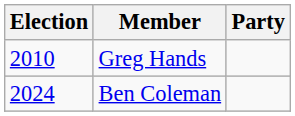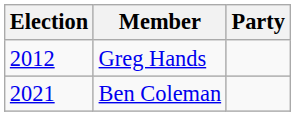(32, 57) 2010 -> (32, 57) 2012
(32, 93) 2024 -> (32, 93) 2021
